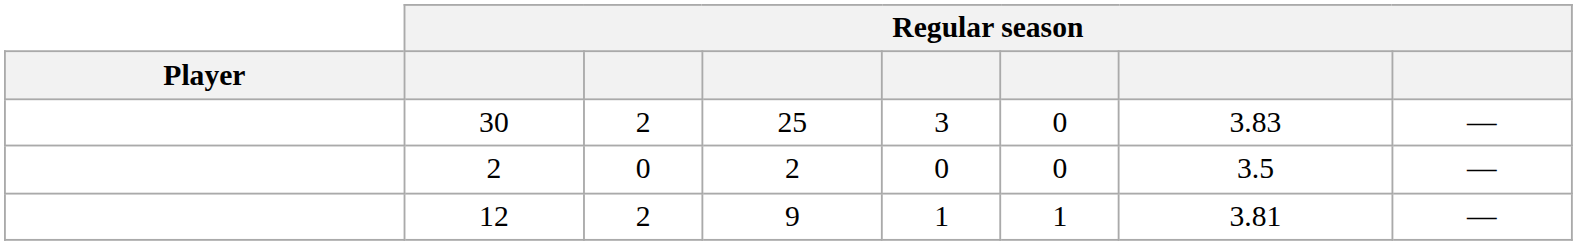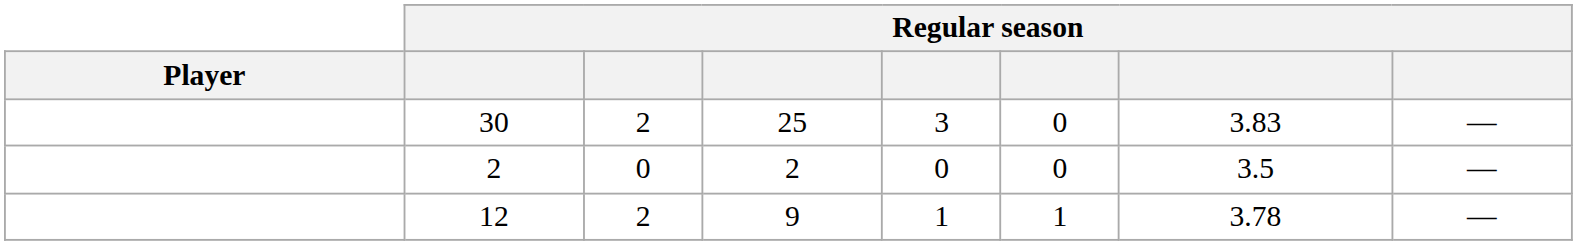(1255, 215) 3.81 -> (1255, 215) 3.78
